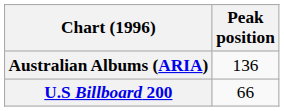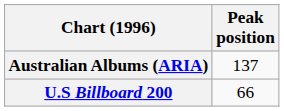(245, 65) 136 -> (245, 65) 137
